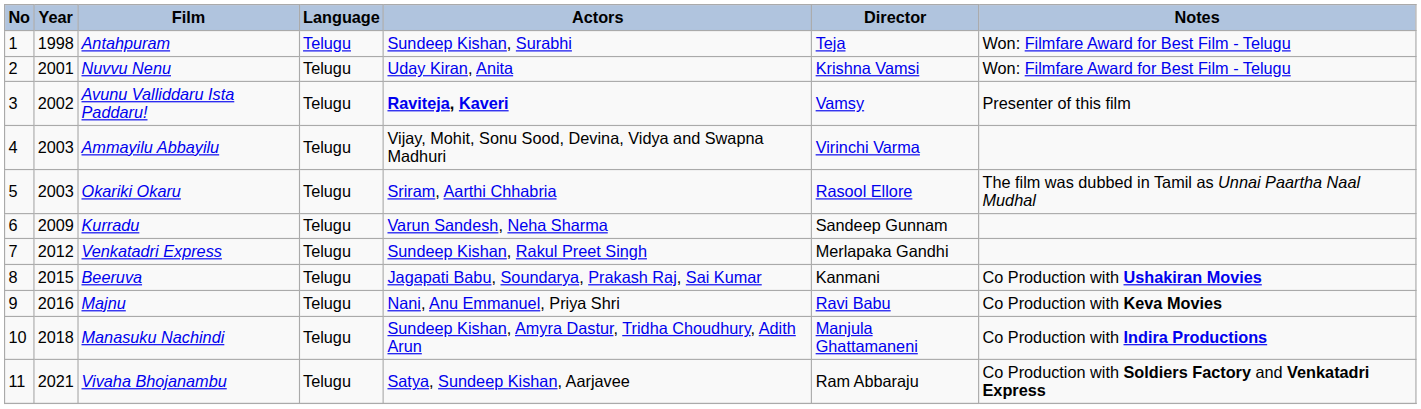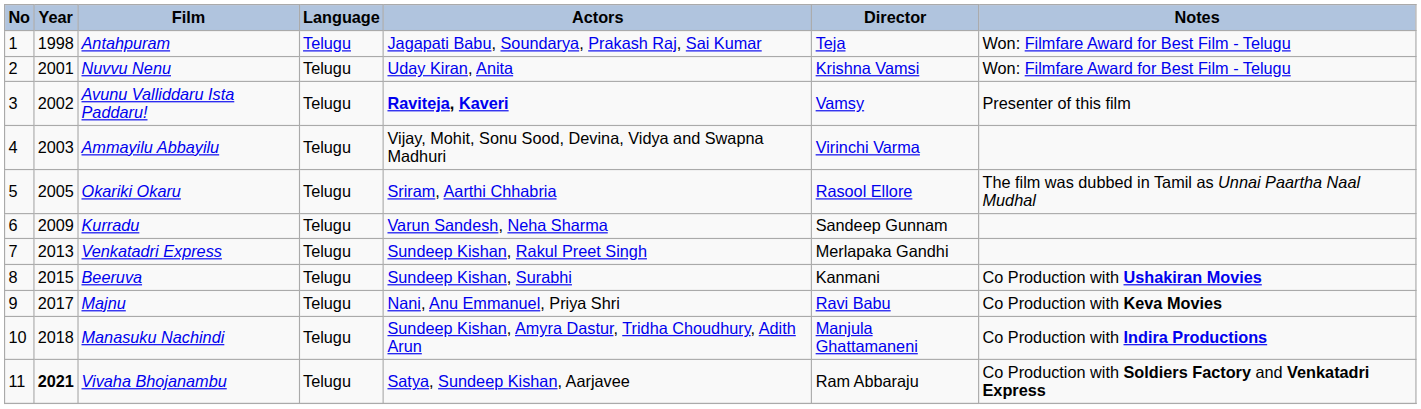(480, 44) Sundeep Kishan, Surabhi -> (575, 44) Jagapati Babu, Soundarya, Prakash Raj, Sai Kumar
(56, 192) 2003 -> (56, 192) 2005
(56, 252) 2012 -> (56, 252) 2013
(575, 278) Jagapati Babu, Soundarya, Prakash Raj, Sai Kumar -> (480, 278) Sundeep Kishan, Surabhi
(56, 303) 2016 -> (56, 303) 2017
(56, 382) normal -> (56, 382) bold
